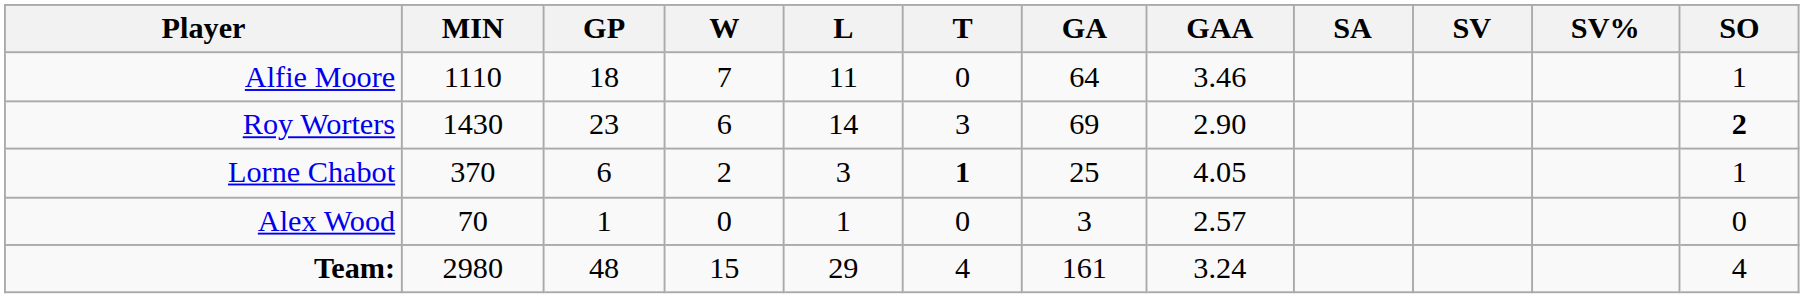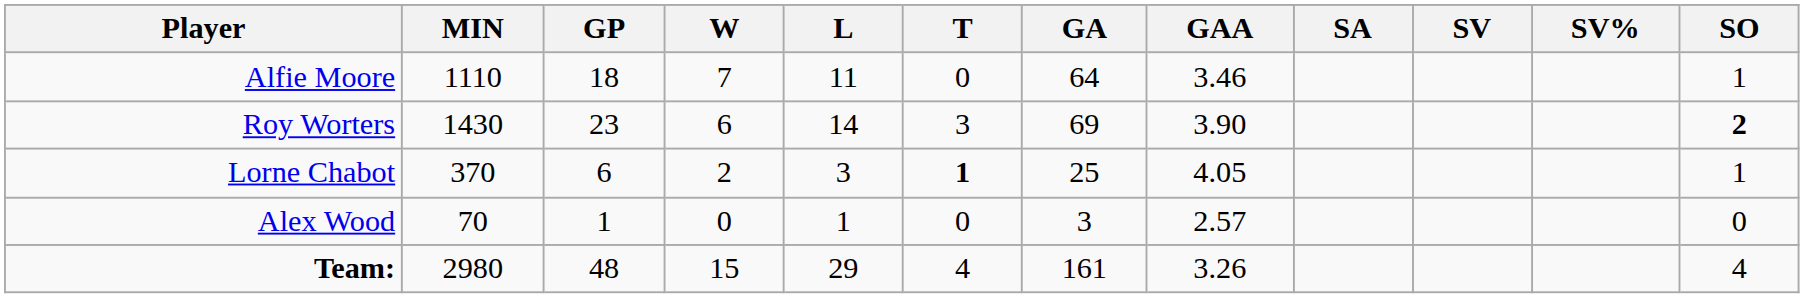(1220, 124) 2.90 -> (1220, 124) 3.90
(1220, 268) 3.24 -> (1220, 268) 3.26
